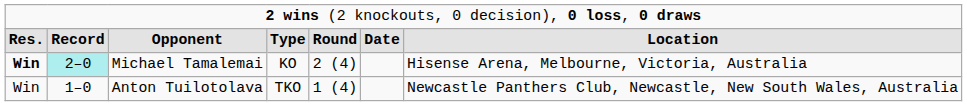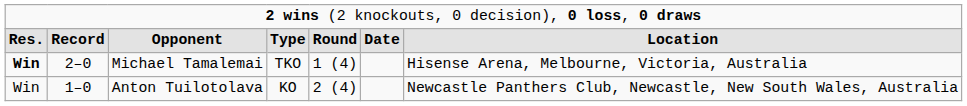(78, 64) paleturquoise background -> (78, 64) no background
(288, 64) KO -> (288, 64) TKO
(335, 64) 2 (4) -> (335, 64) 1 (4)
(288, 88) TKO -> (288, 88) KO
(335, 88) 1 (4) -> (335, 88) 2 (4)
